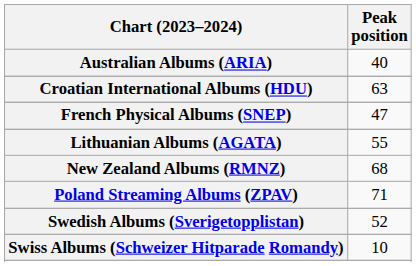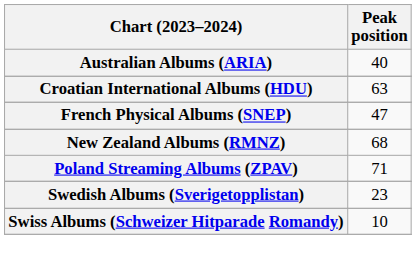- row: (176, 141)
(380, 221) 52 -> (380, 194) 23
